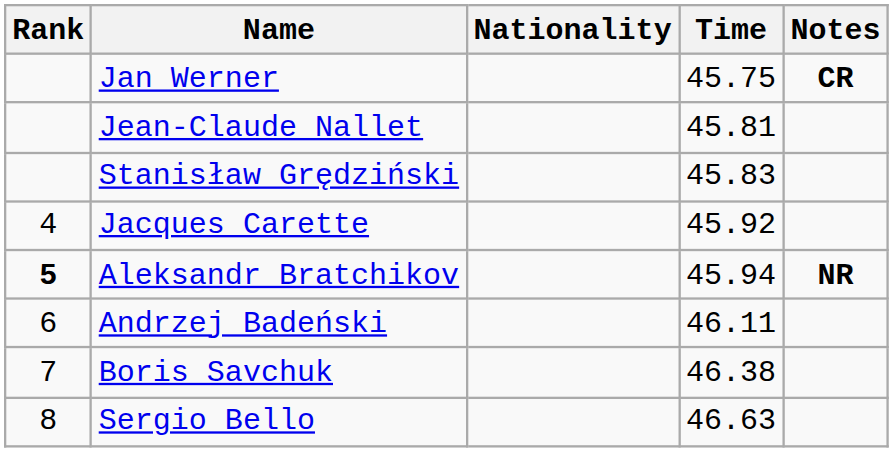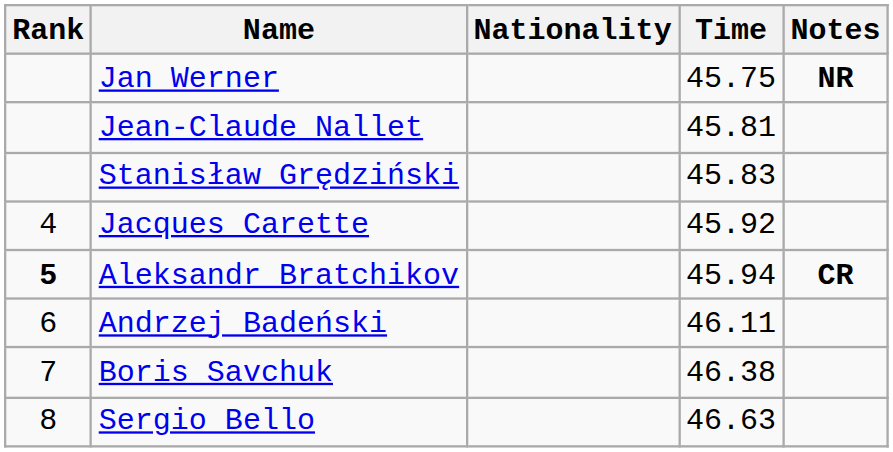(835, 79) CR -> (835, 79) NR
(835, 274) NR -> (835, 274) CR
